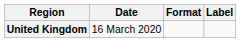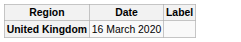- column: (184, 12)
